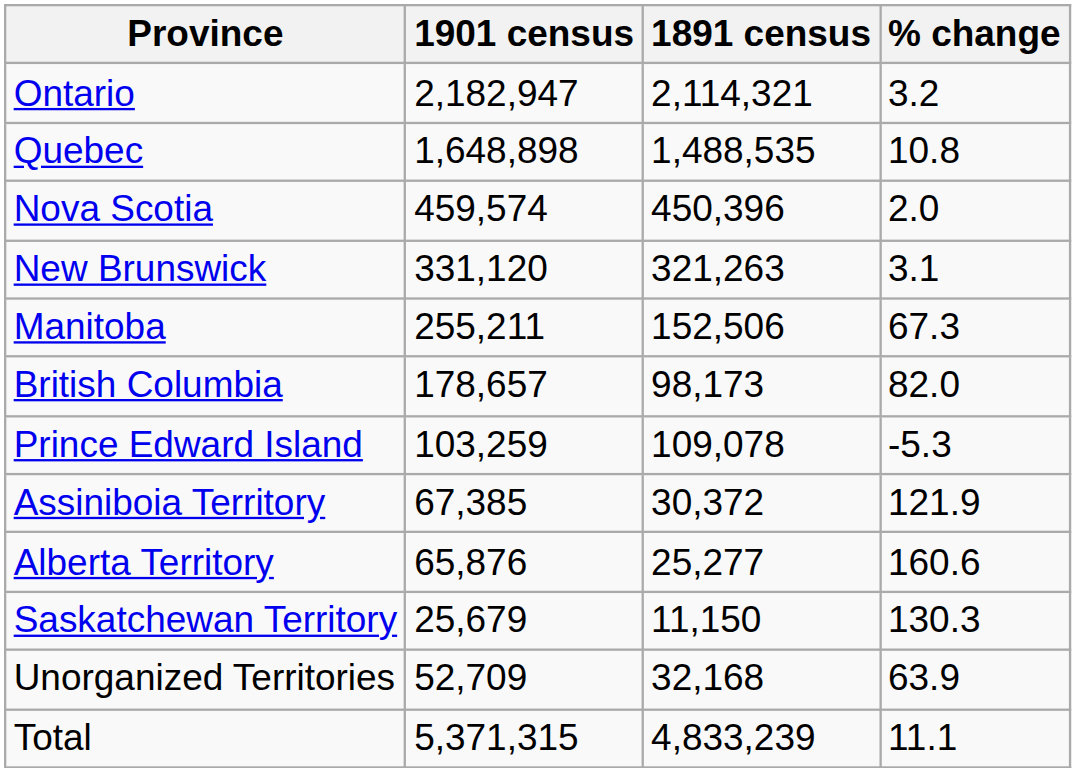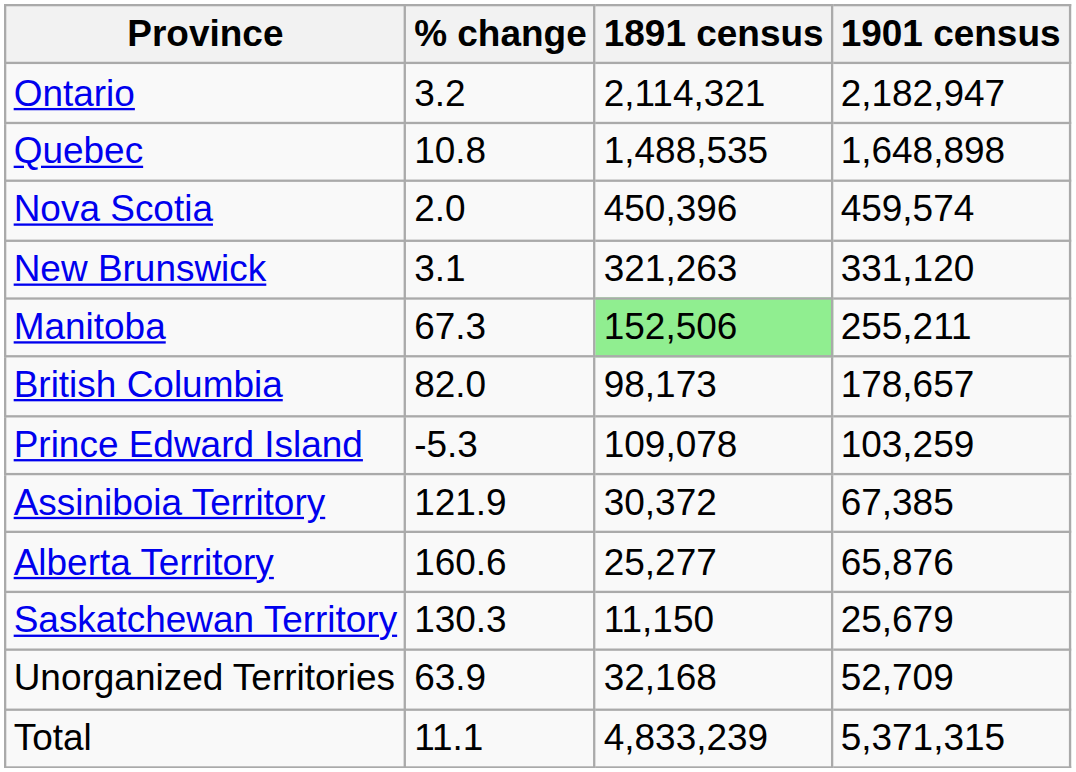columns swapped: (524, 33) <-> (974, 33)
(718, 326) no background -> (671, 326) lightgreen background
